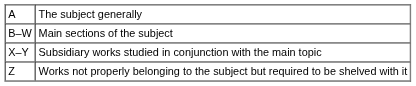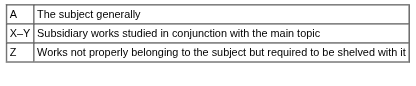- row: (20, 33)
